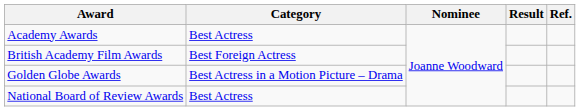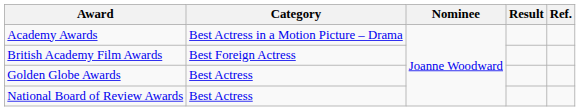(221, 34) Best Actress -> (296, 34) Best Actress in a Motion Picture – Drama
(296, 75) Best Actress in a Motion Picture – Drama -> (221, 75) Best Actress
